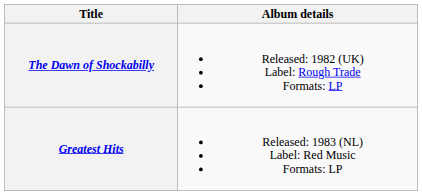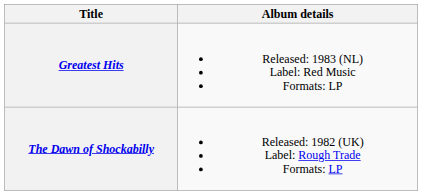rows swapped: (91, 65) <-> (91, 148)
